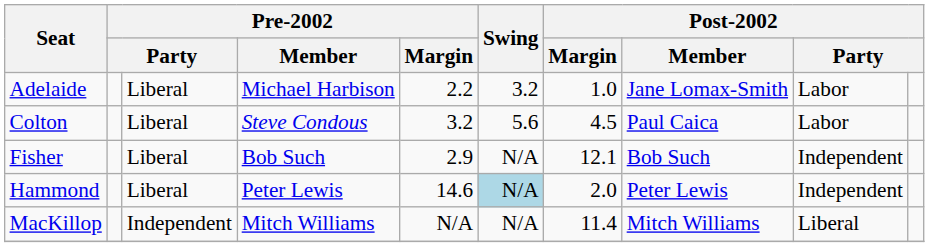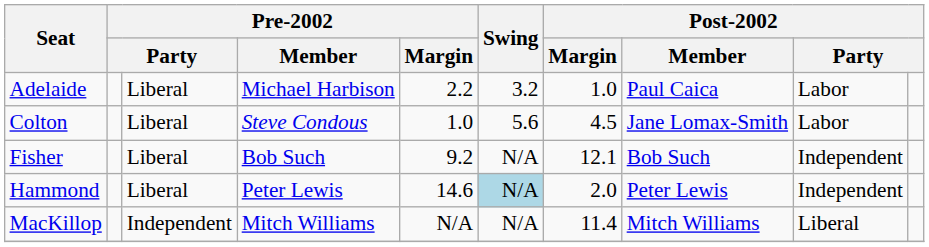(707, 88) Jane Lomax-Smith -> (672, 88) Paul Caica
(460, 122) 3.2 -> (460, 122) 1.0
(672, 122) Paul Caica -> (707, 122) Jane Lomax-Smith
(460, 156) 2.9 -> (460, 156) 9.2
